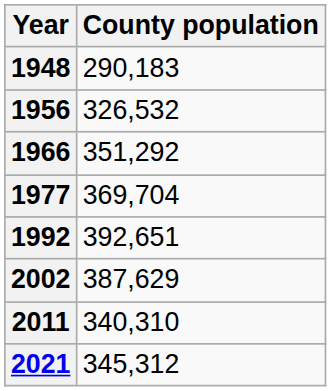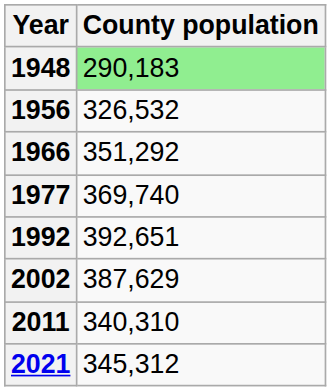(131, 68) no background -> (131, 68) lightgreen background
(131, 195) 369,704 -> (131, 195) 369,740
